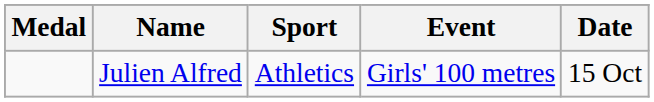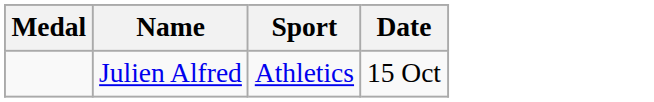- column: (461, 27)
